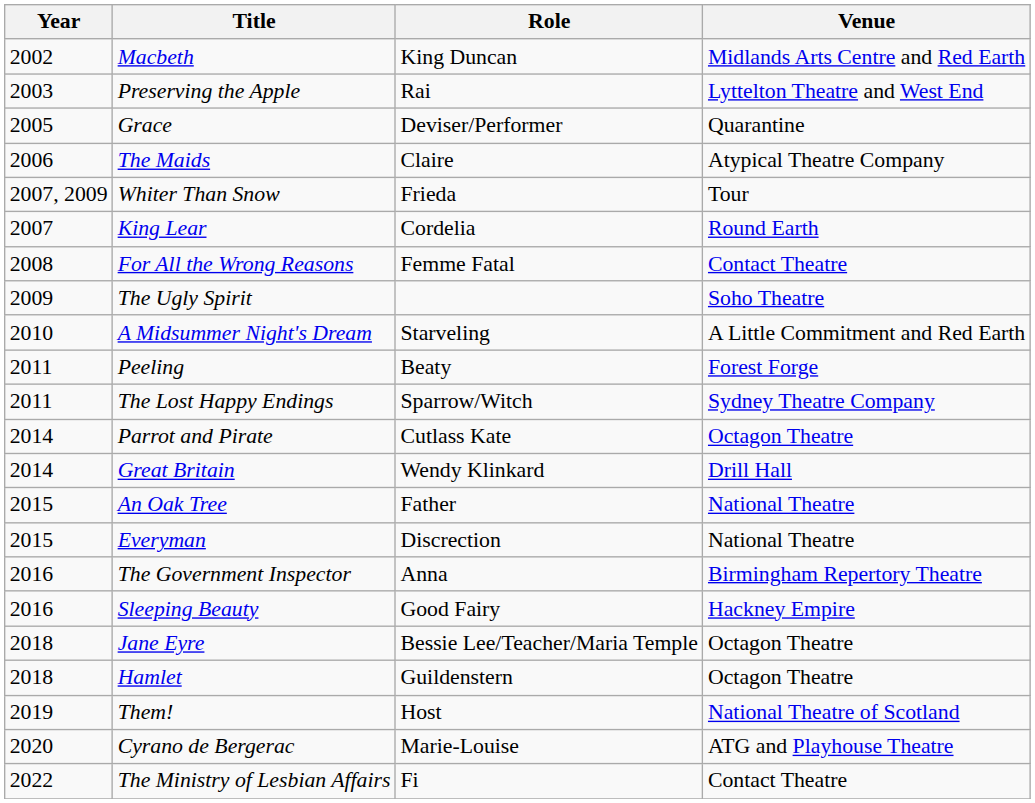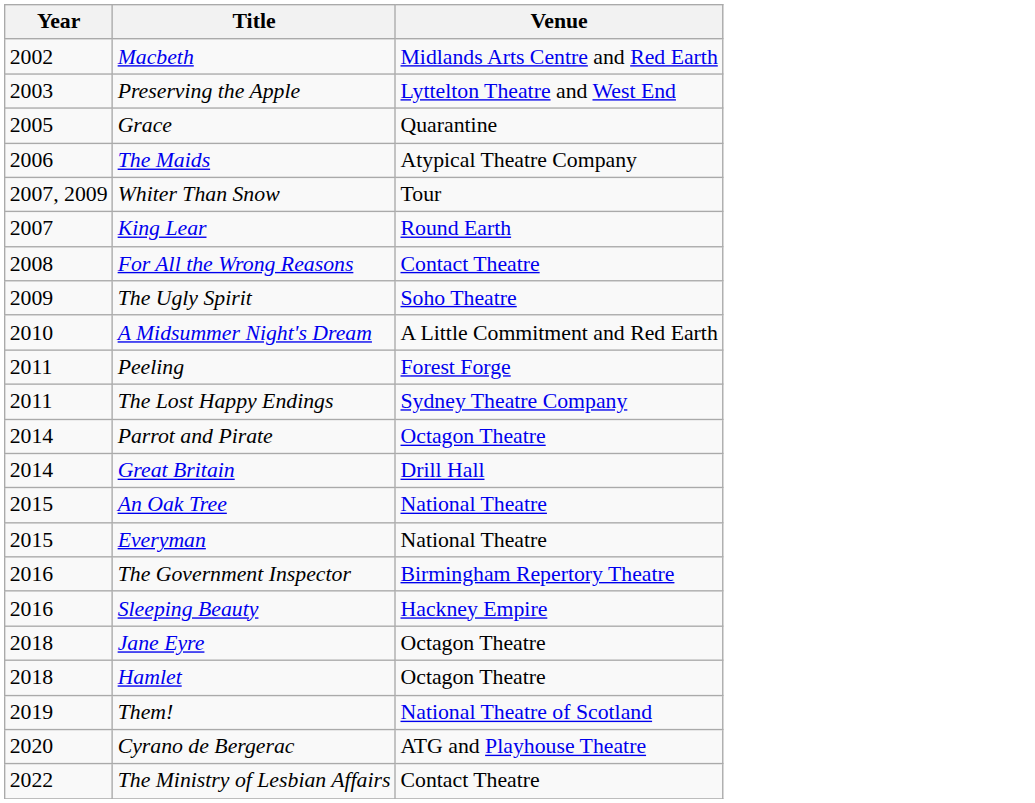- column: (549, 21)
